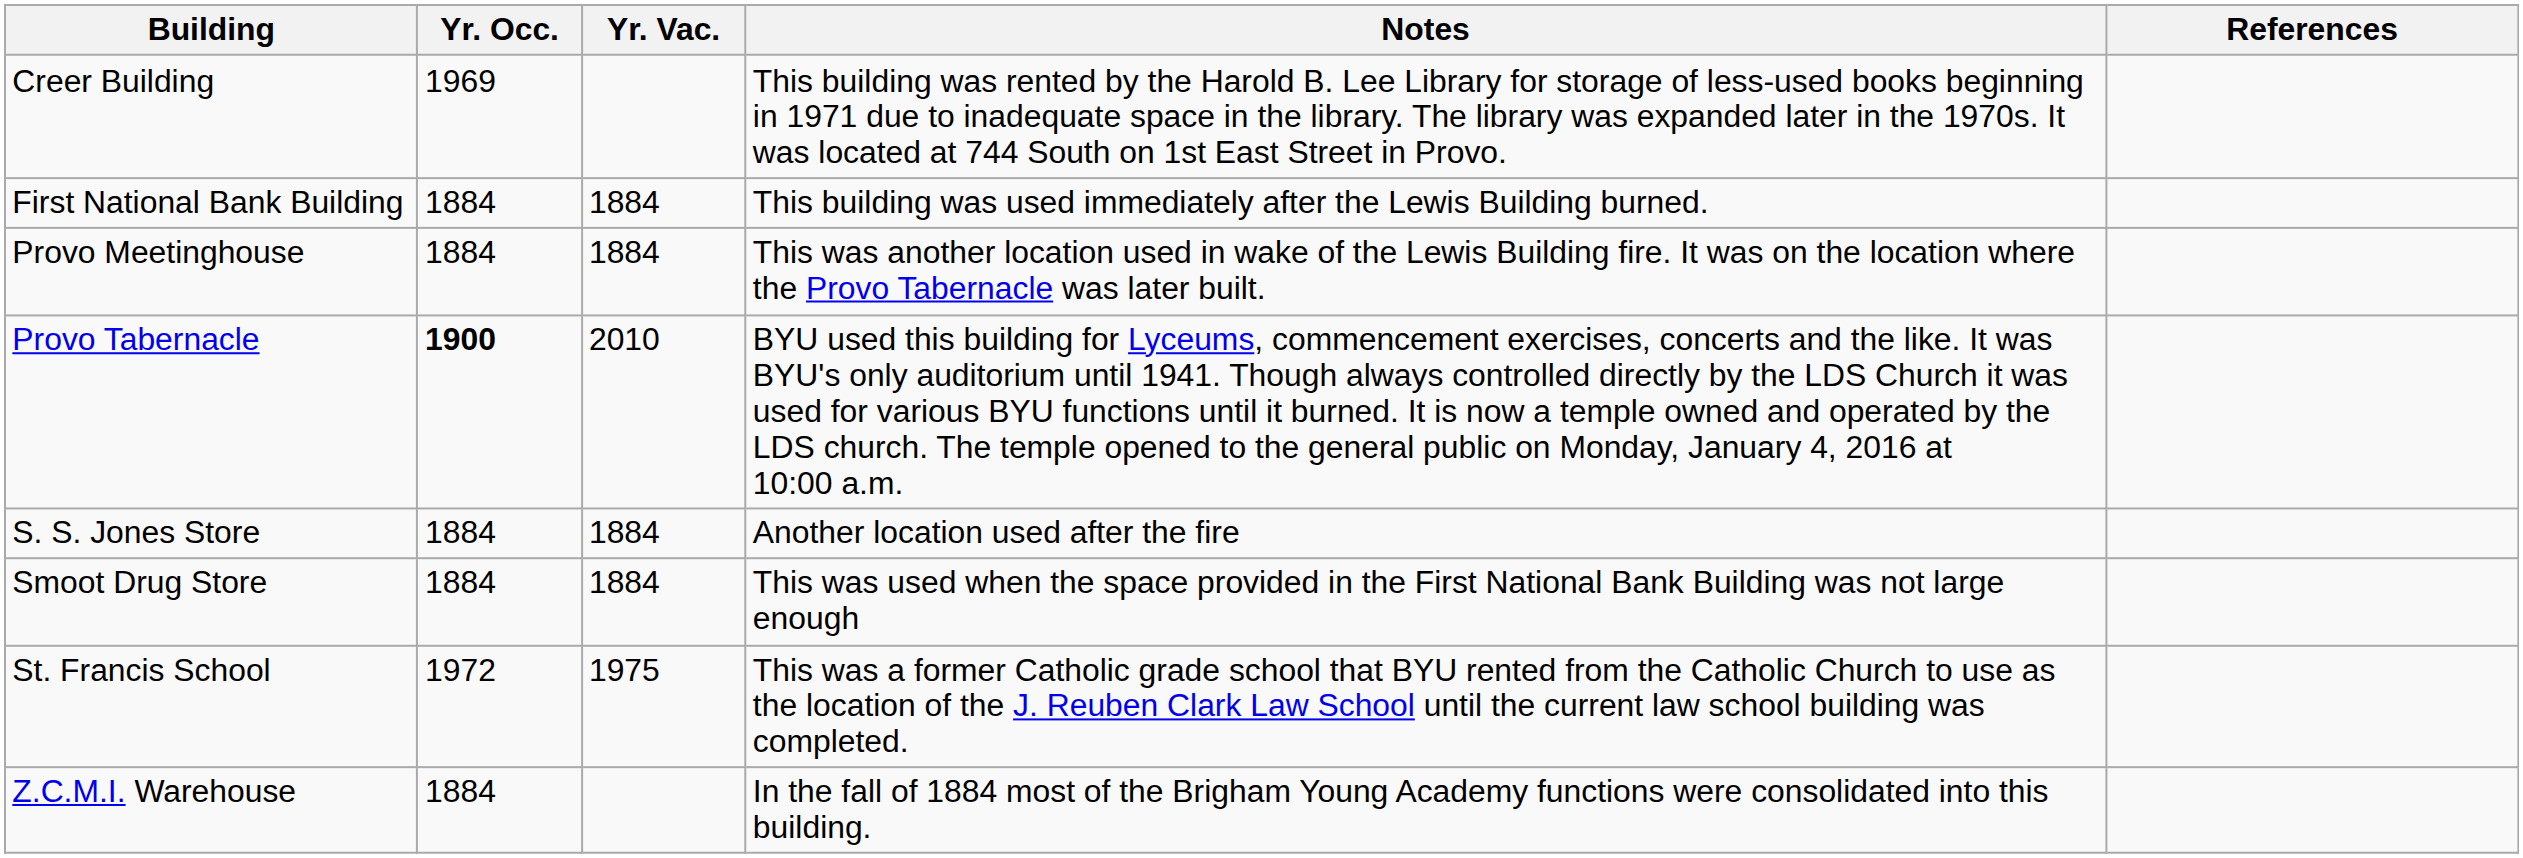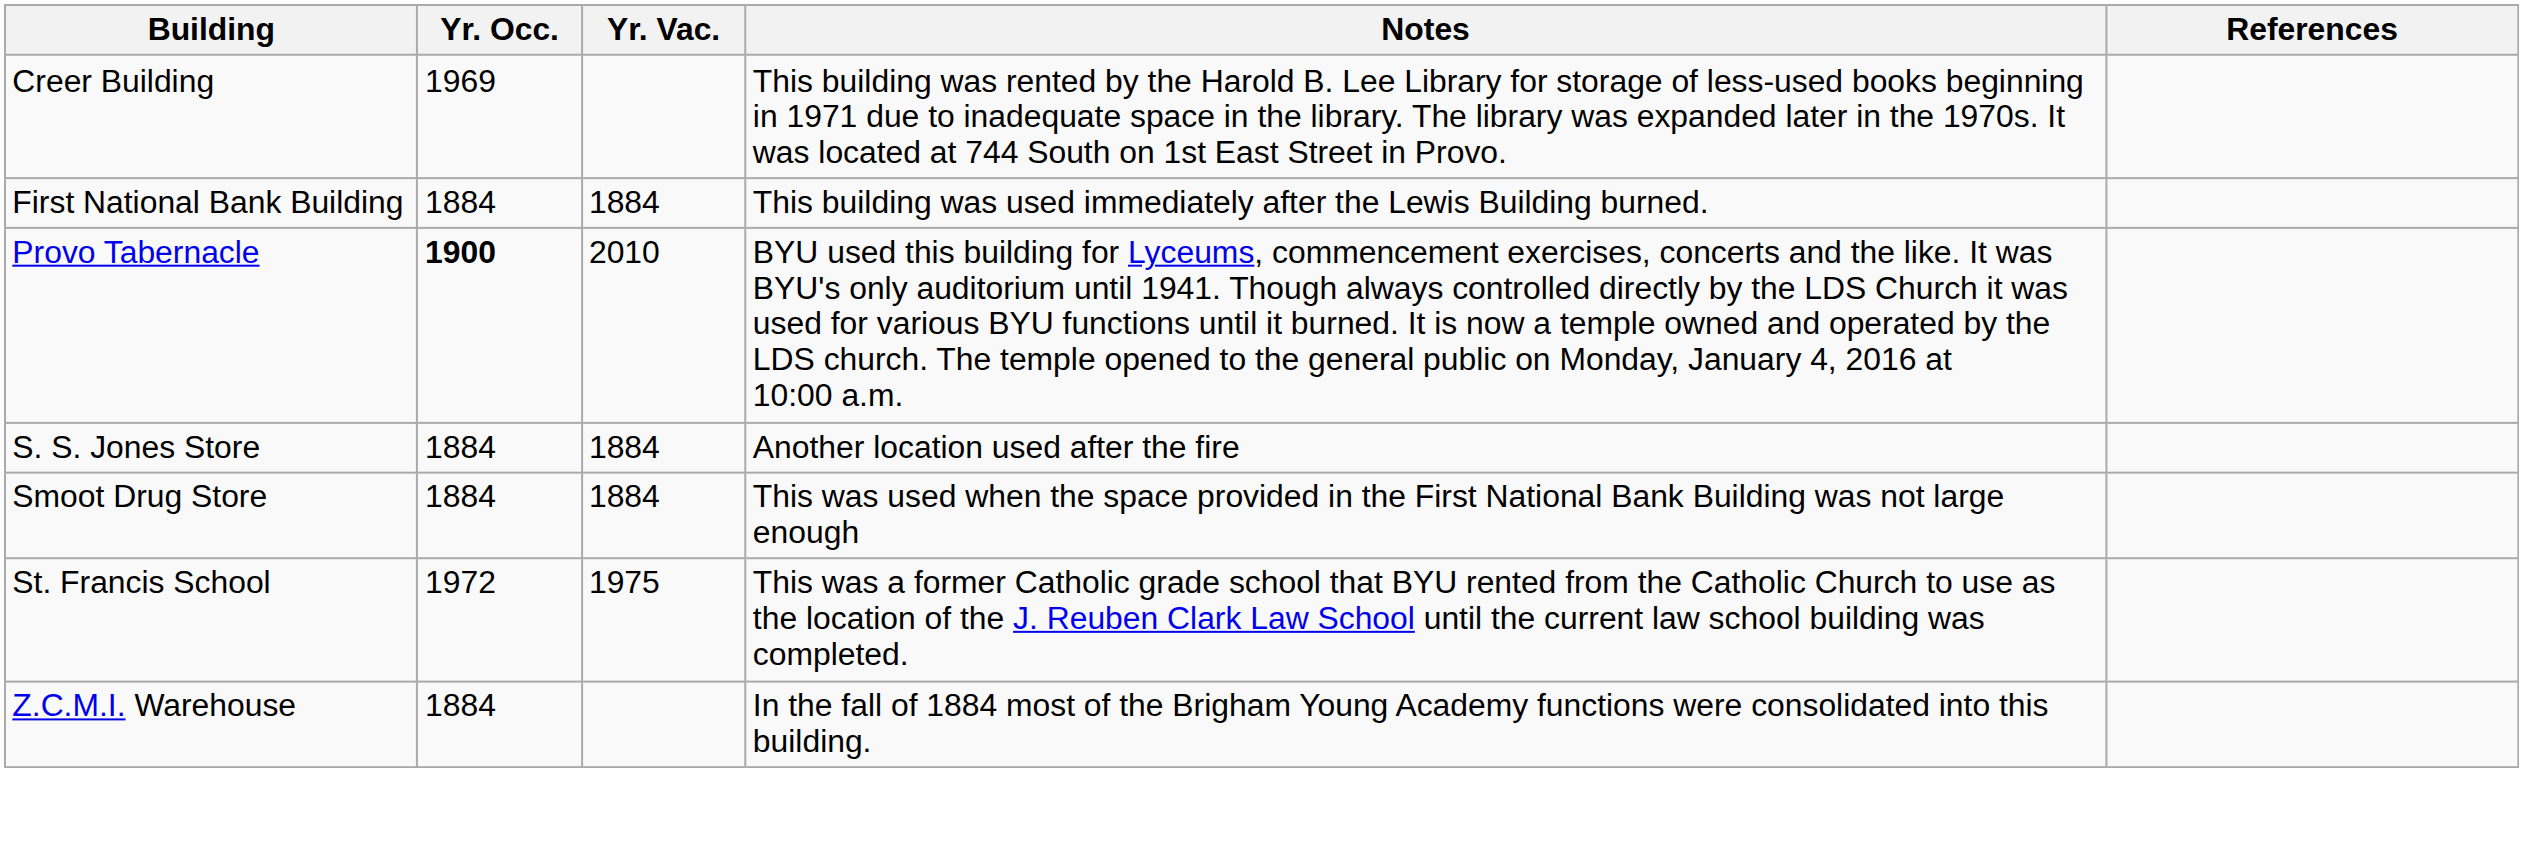- row: (158, 252)
